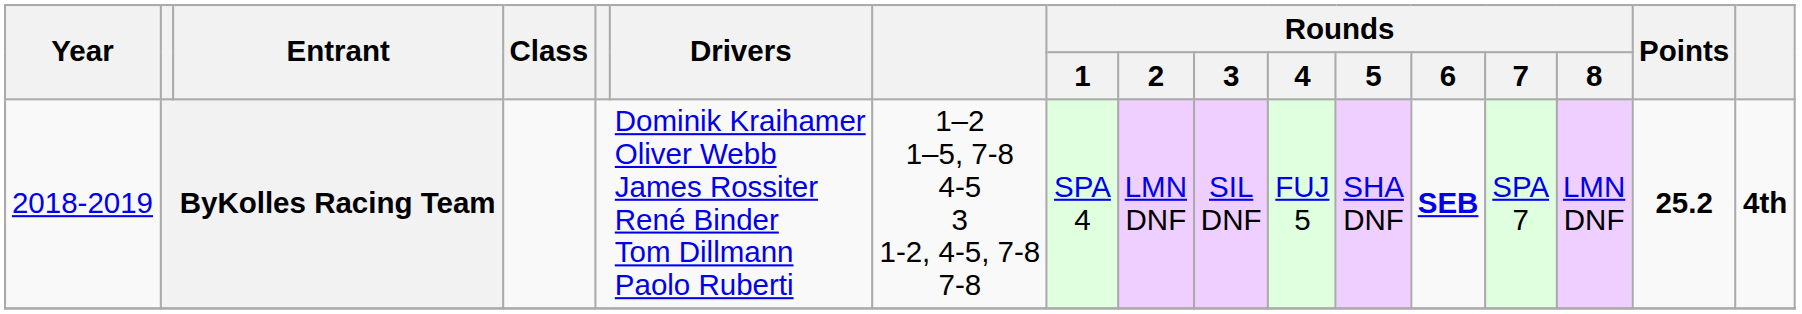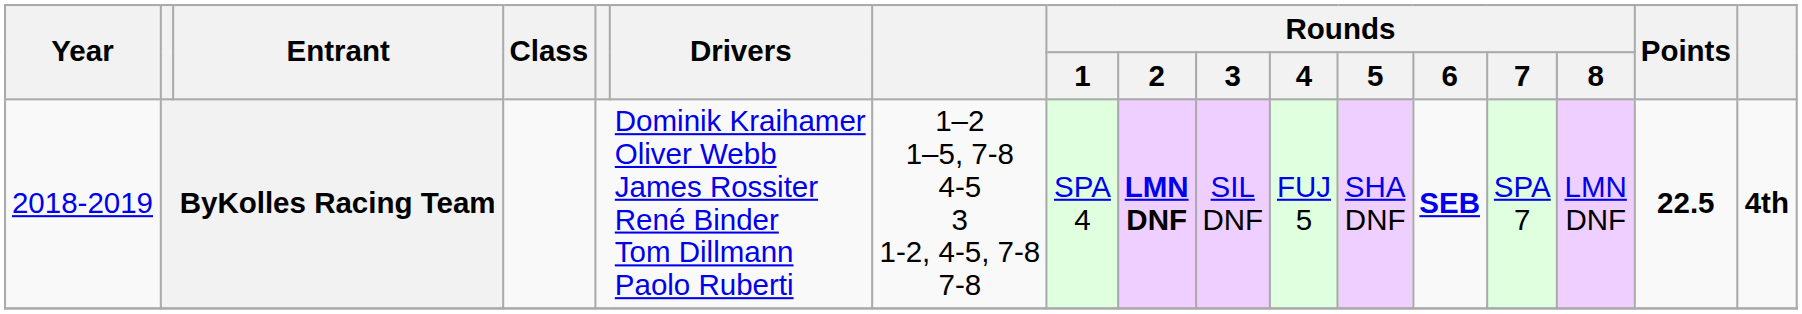(1156, 204) normal -> (1157, 204) bold
(1684, 204) 25.2 -> (1686, 204) 22.5
